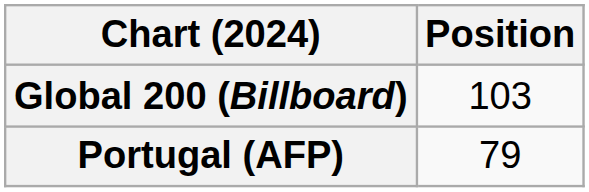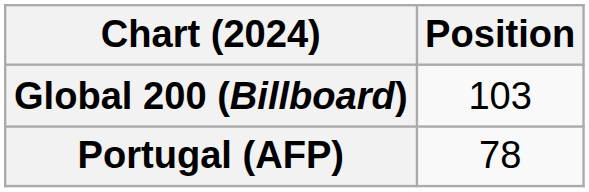(500, 155) 79 -> (500, 155) 78
